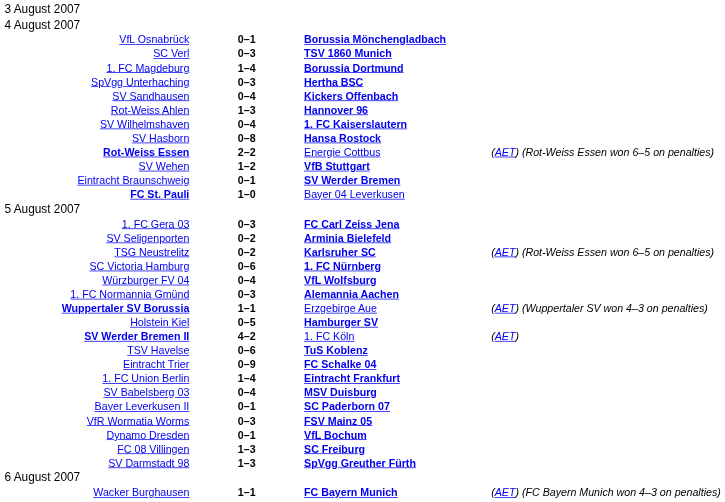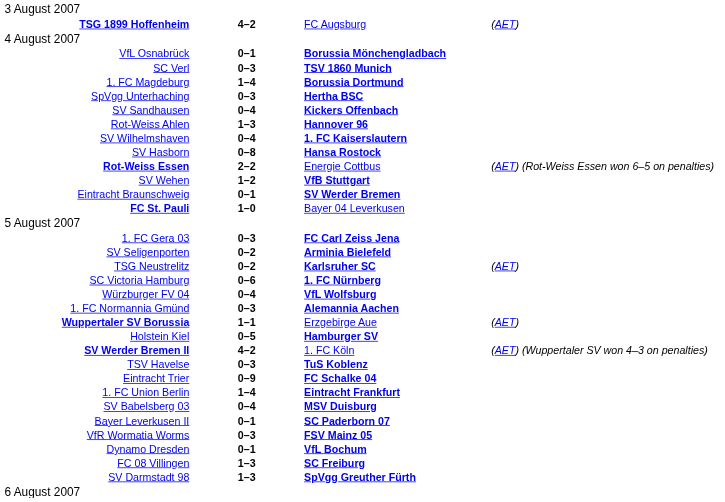+ row: (134, 24)
(603, 252) (AET) (Rot-Weiss Essen won 6–5 on penalties) -> (505, 266) (AET)
(599, 308) (AET) (Wuppertaler SV won 4–3 on penalties) -> (505, 322) (AET)
(505, 336) (AET) -> (599, 350) (AET) (Wuppertaler SV won 4–3 on penalties)
(247, 350) 0–6 -> (247, 365) 0–3
- row: (141, 493)
